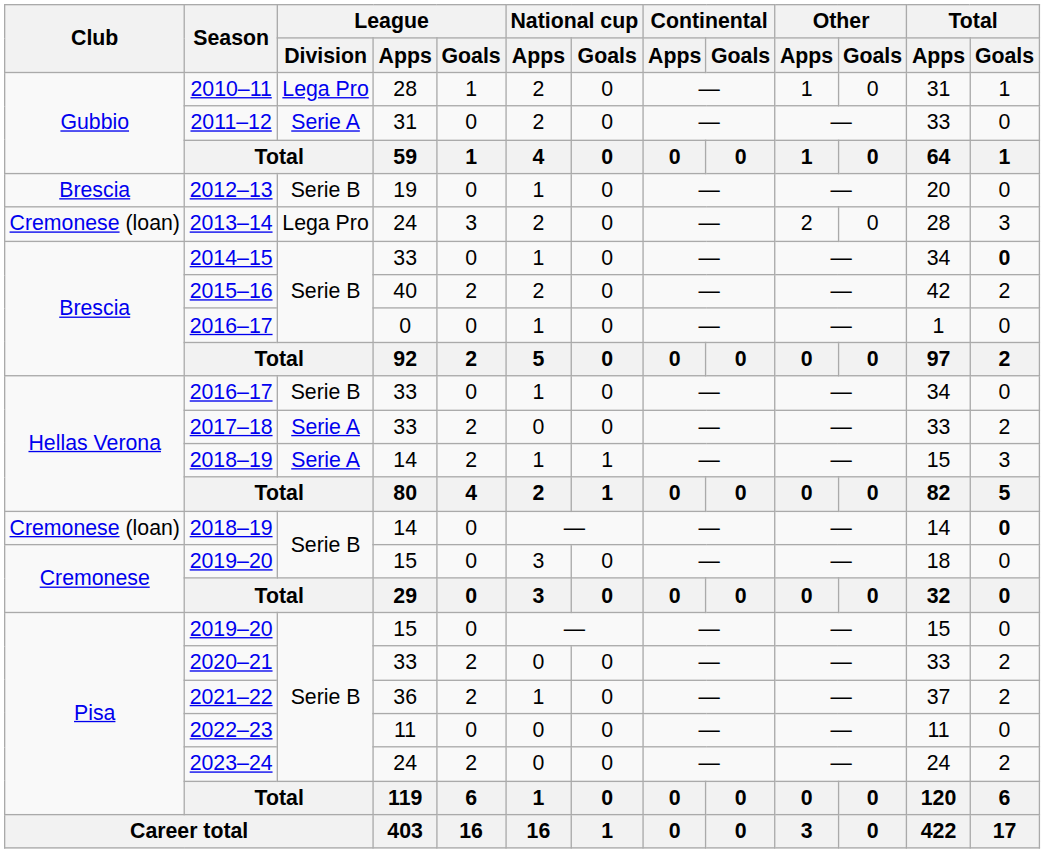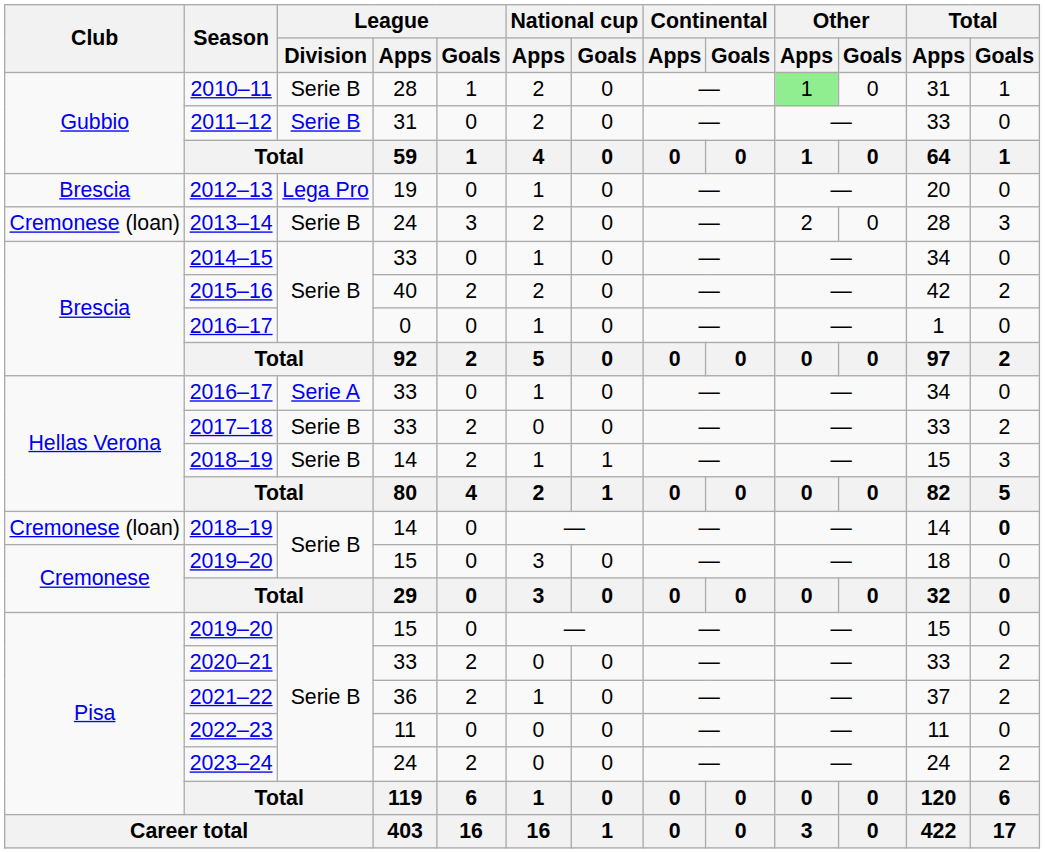(326, 88) Lega Pro -> (326, 88) Serie B
(807, 88) no background -> (807, 88) lightgreen background
(326, 122) Serie A -> (326, 122) Serie B
(326, 190) Serie B -> (326, 190) Lega Pro
(326, 223) Lega Pro -> (326, 223) Serie B
(1005, 257) bold -> (1005, 257) normal
(326, 392) Serie B -> (326, 392) Serie A
(326, 426) Serie A -> (326, 426) Serie B
(326, 460) Serie A -> (326, 460) Serie B
